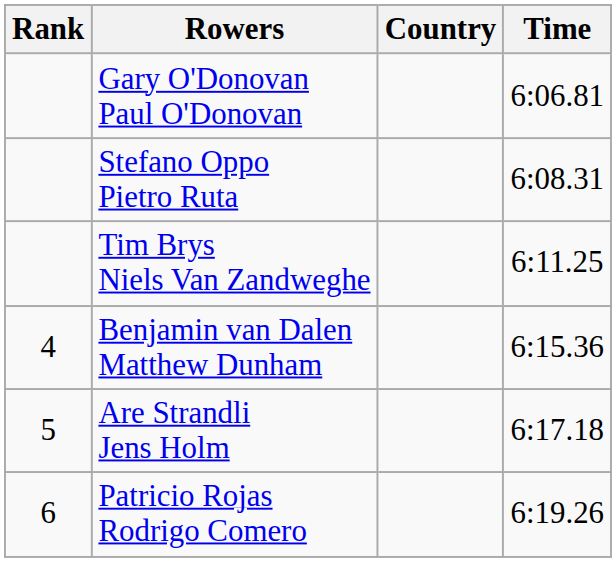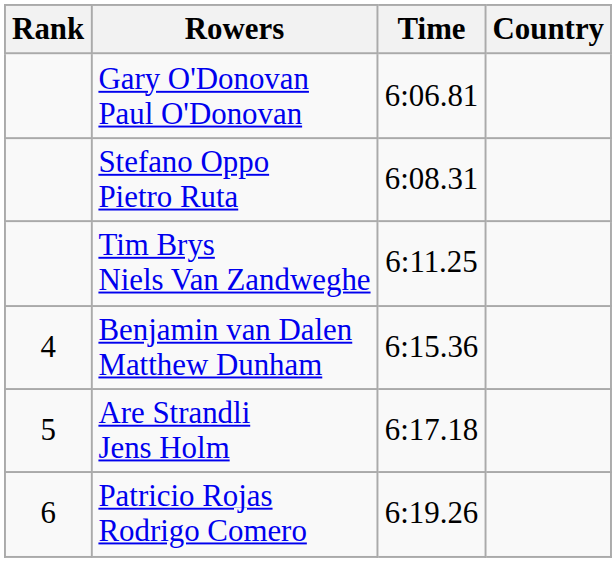columns swapped: (441, 28) <-> (557, 28)
